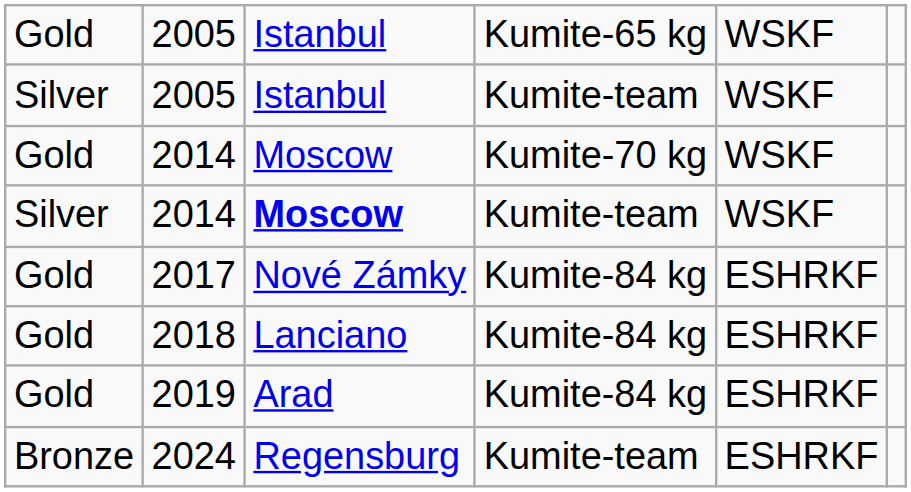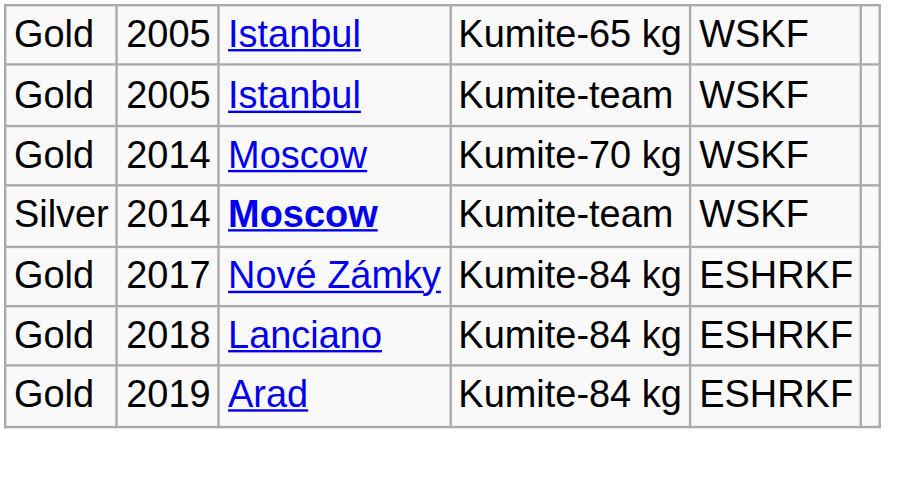(61, 94) Silver -> (54, 94) Gold
- row: (194, 455)
